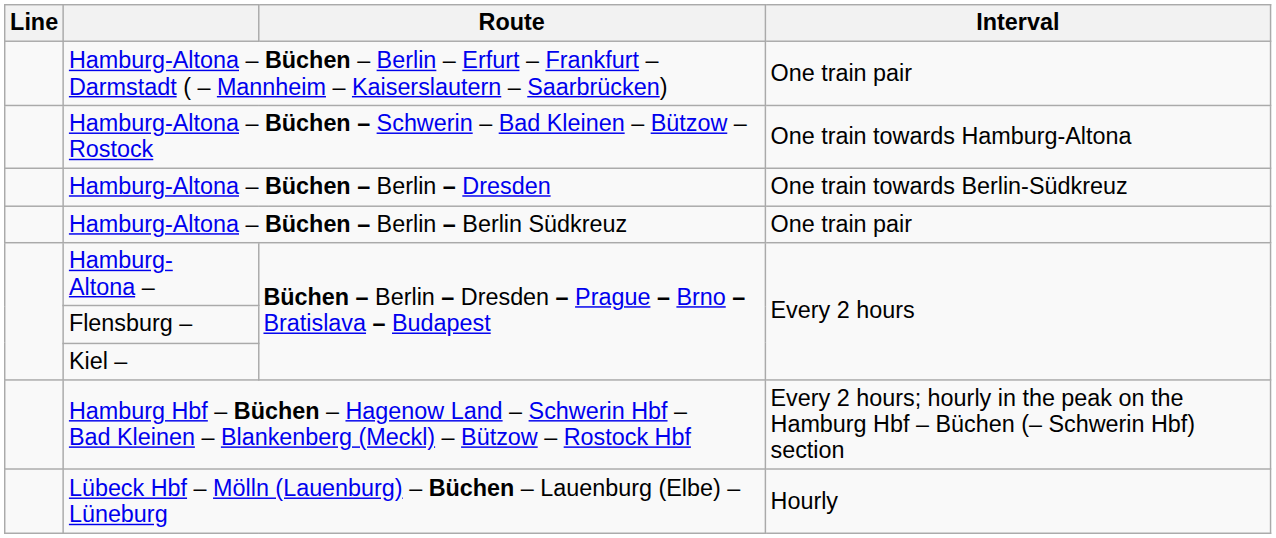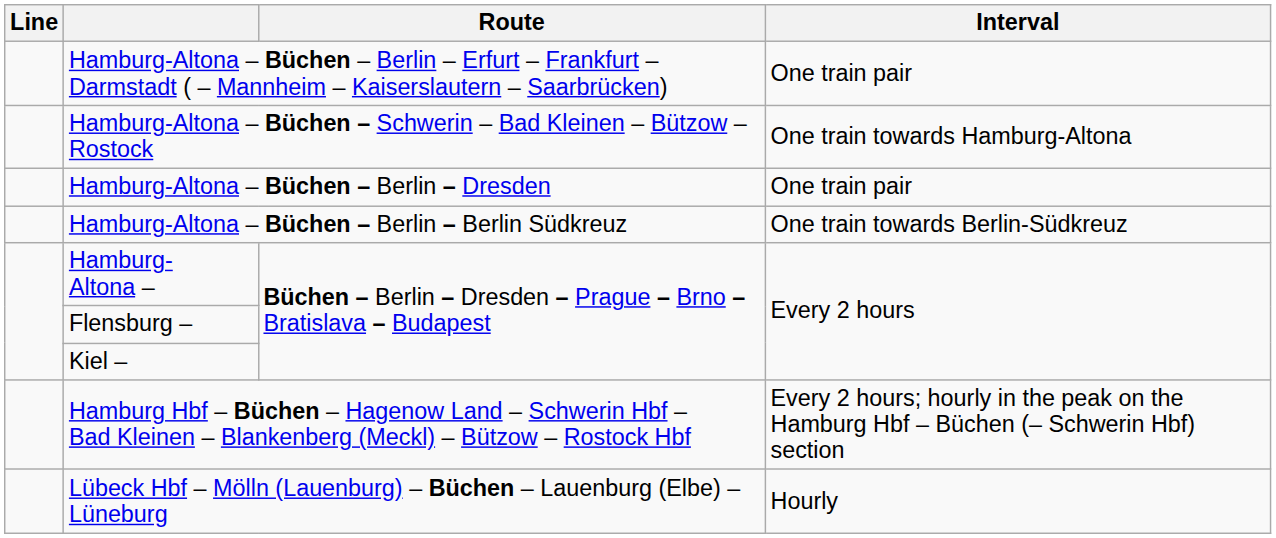(949, 186) One train towards Berlin-Südkreuz -> (841, 186) One train pair
(841, 223) One train pair -> (949, 223) One train towards Berlin-Südkreuz
